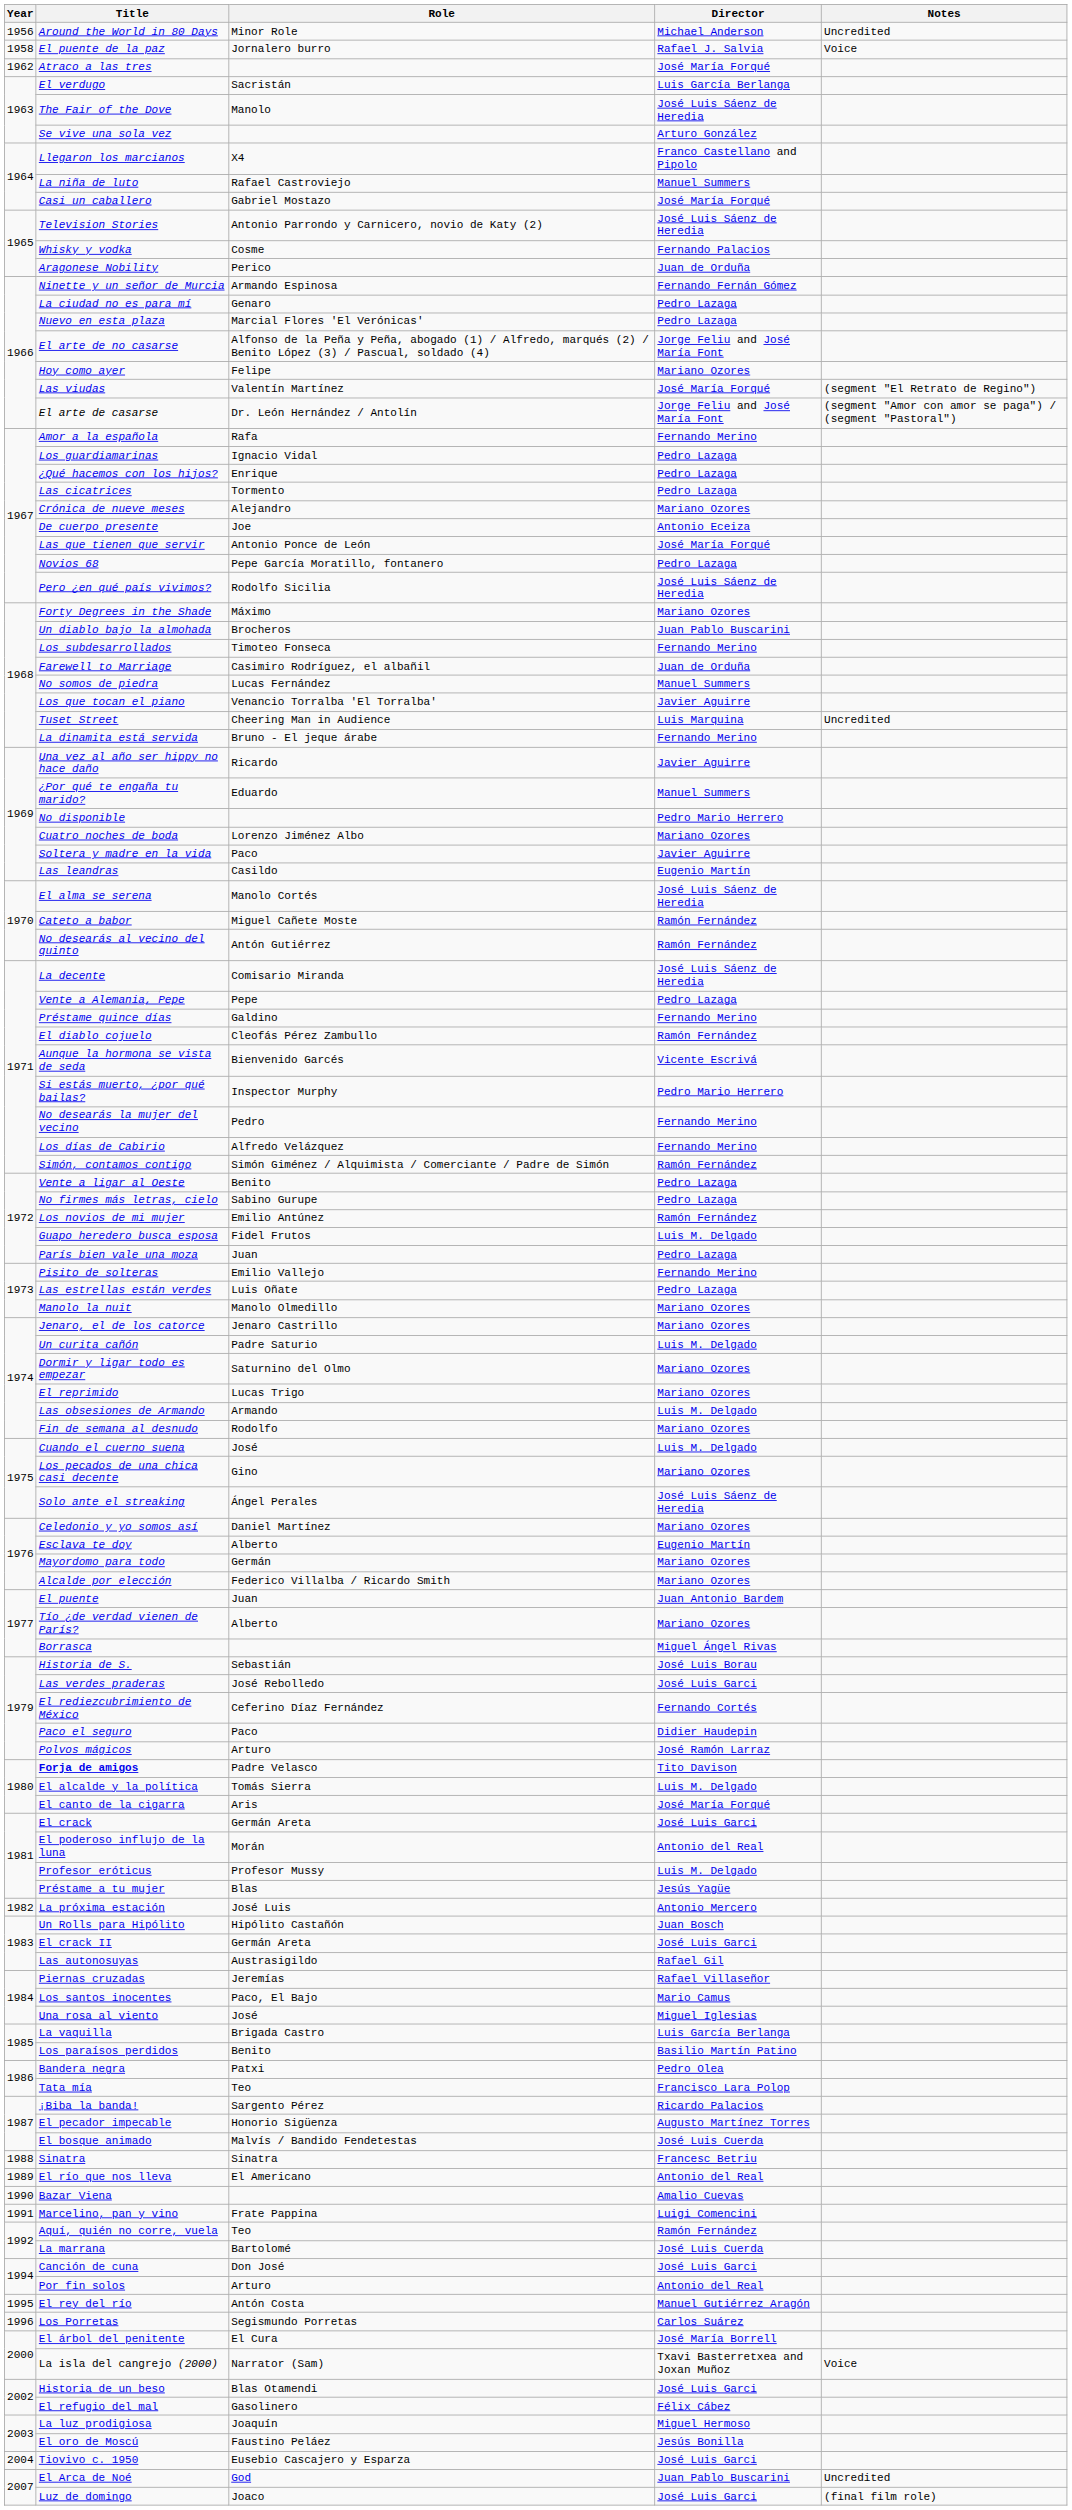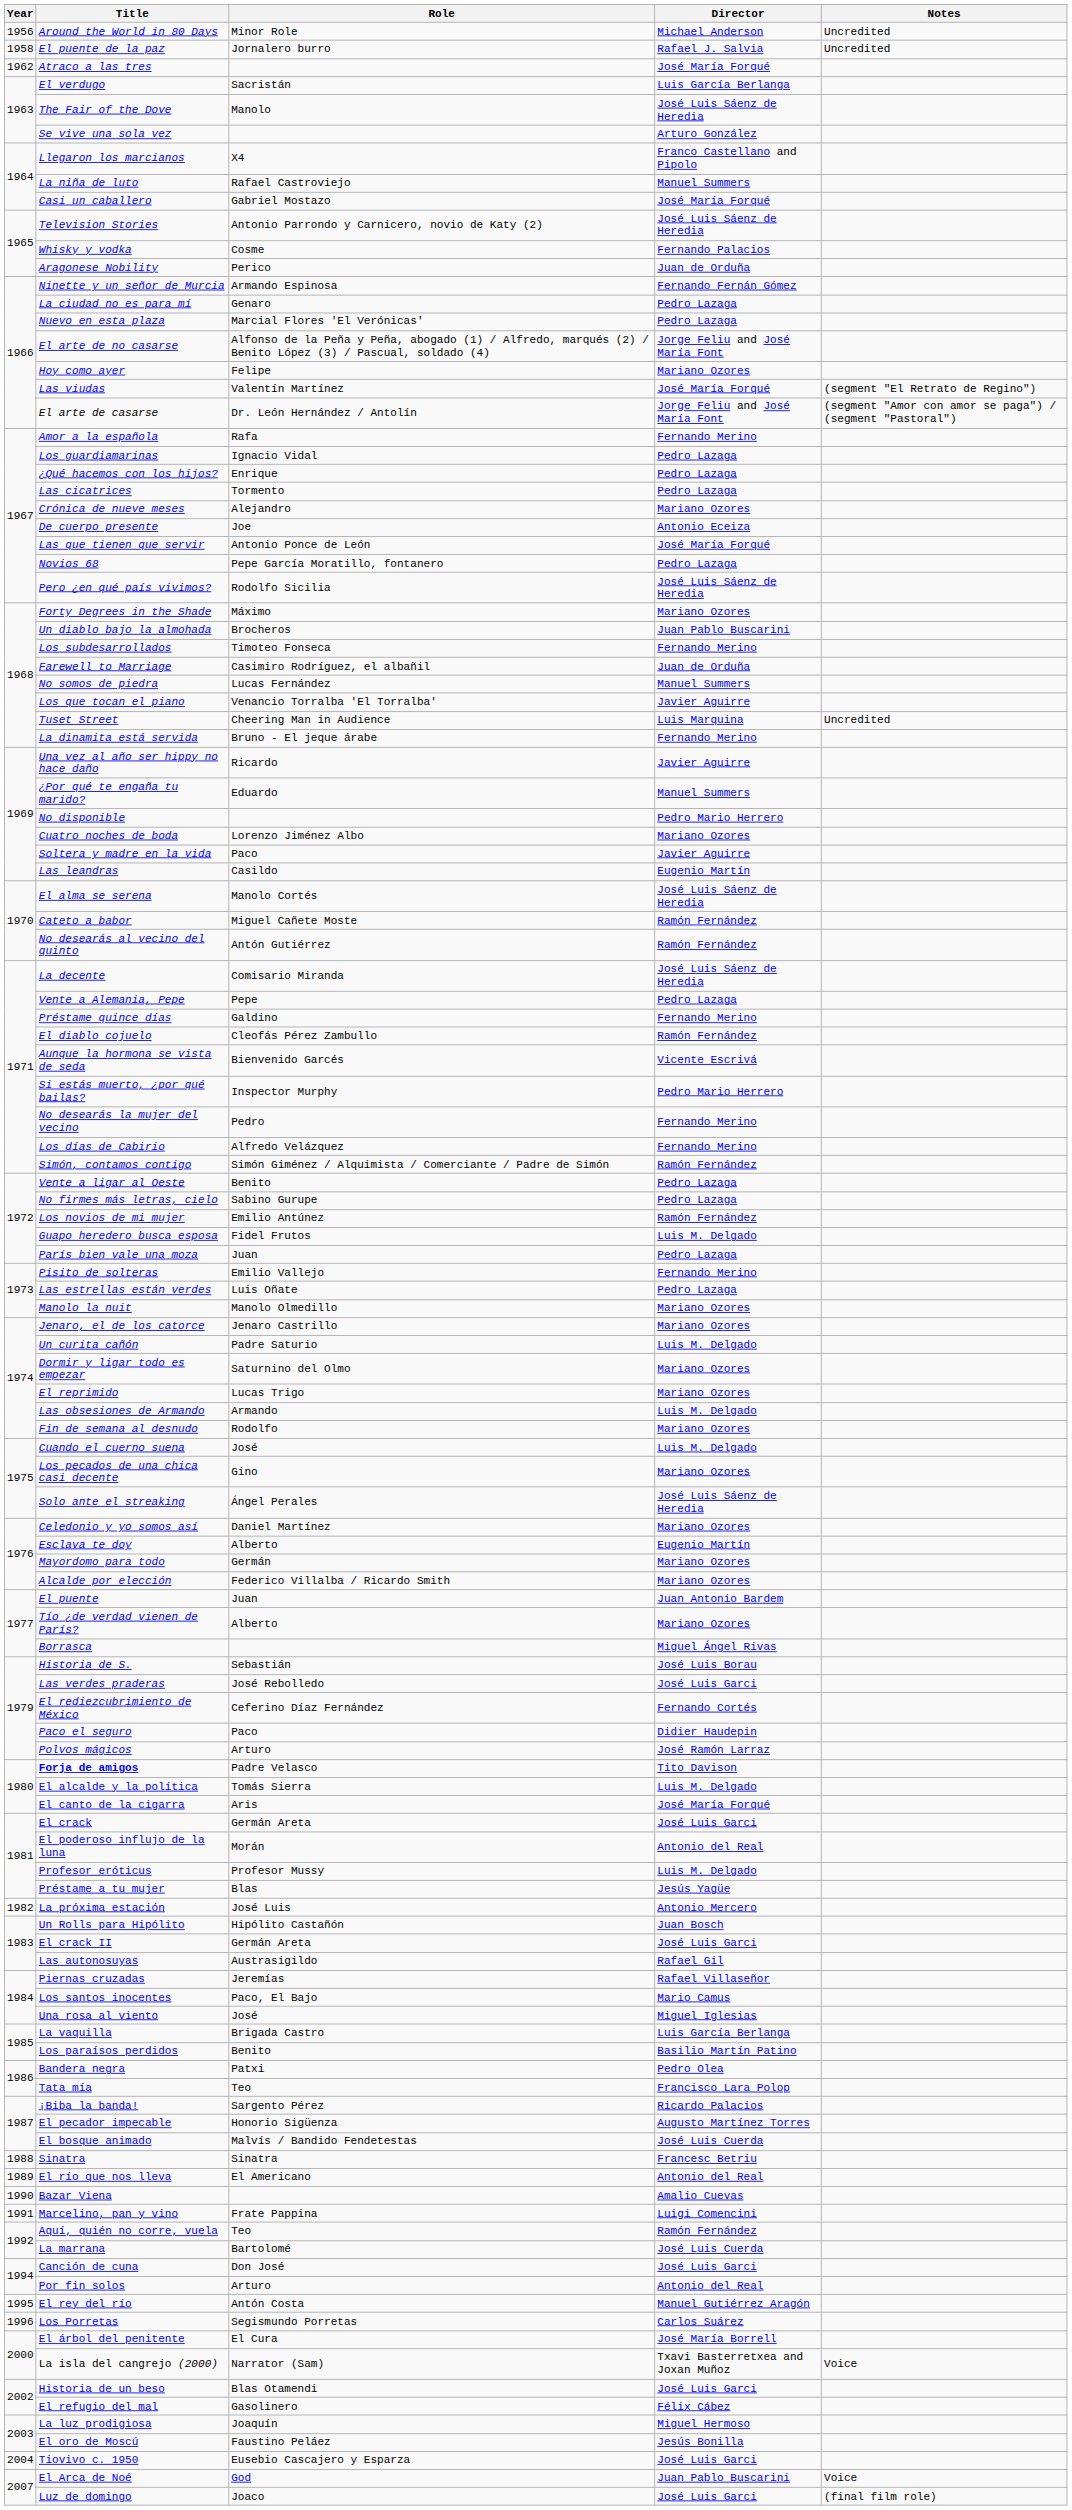(841, 49) Voice -> (857, 49) Uncredited
(857, 2478) Uncredited -> (841, 2478) Voice
